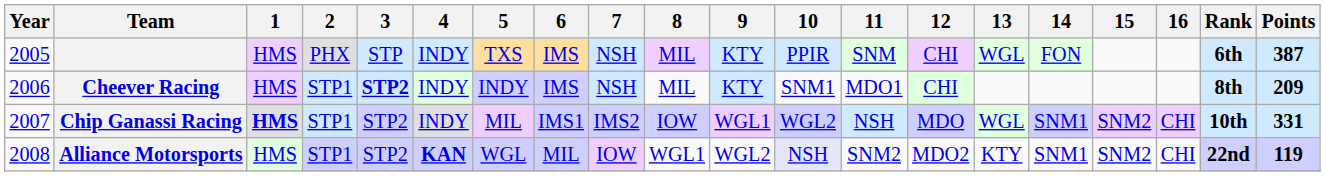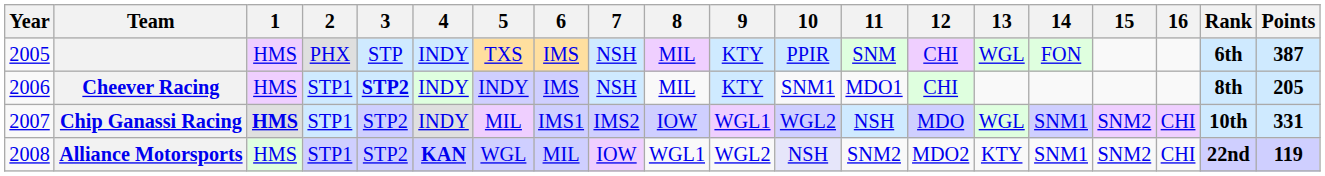(1288, 88) 209 -> (1288, 88) 205
